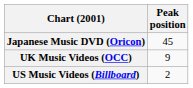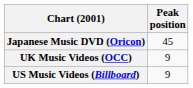(168, 74) 2 -> (168, 74) 9
